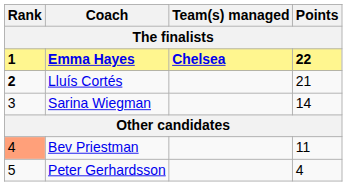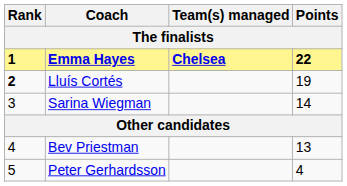(304, 81) 21 -> (304, 81) 19
(12, 147) lightsalmon background -> (12, 147) no background
(303, 147) 11 -> (304, 147) 13
